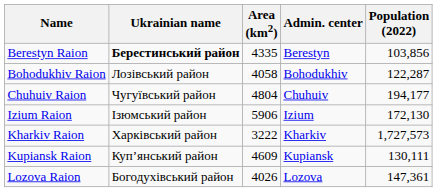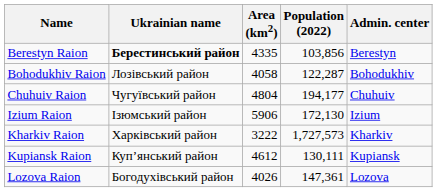columns swapped: (399, 23) <-> (323, 23)
(265, 156) 4609 -> (265, 156) 4612
